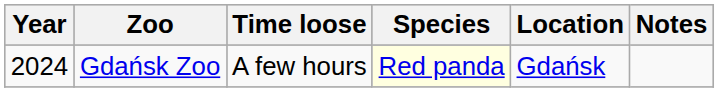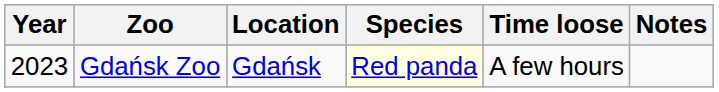columns swapped: (570, 24) <-> (299, 24)
(39, 65) 2024 -> (39, 65) 2023
